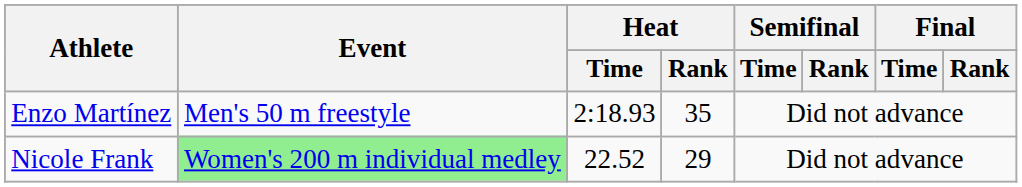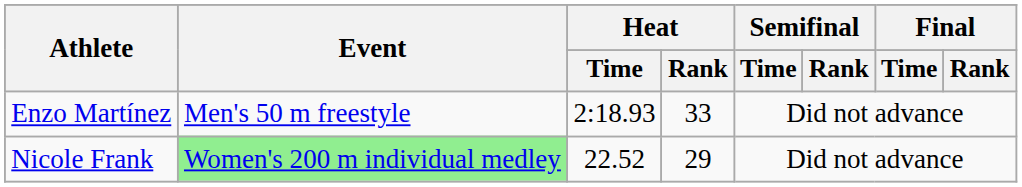(698, 114) 35 -> (698, 114) 33
